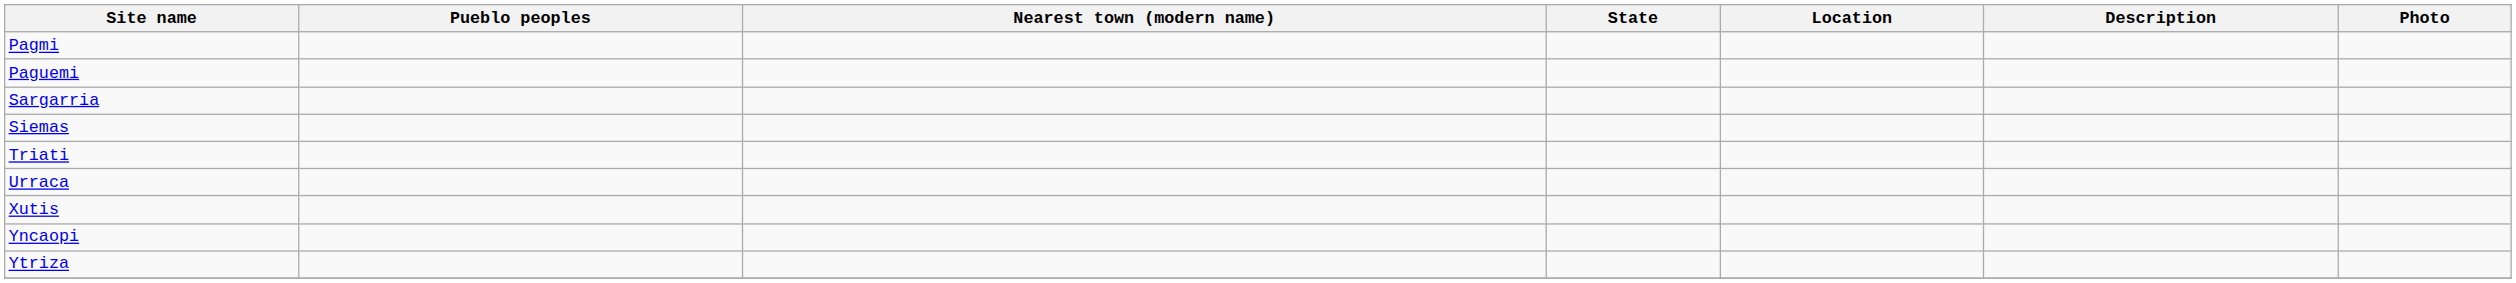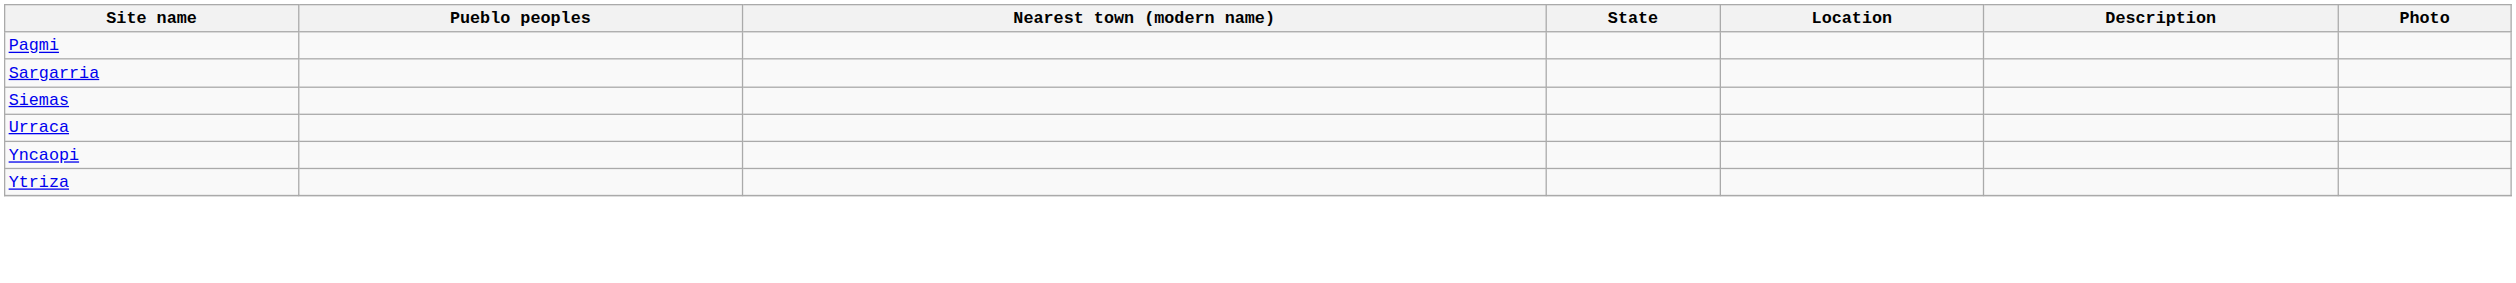- row: (44, 73)
- row: (39, 155)
- row: (34, 210)
